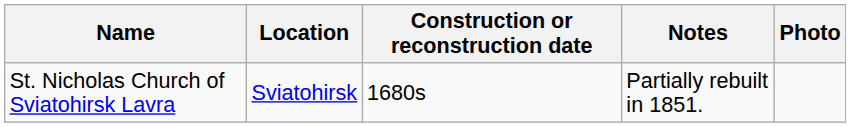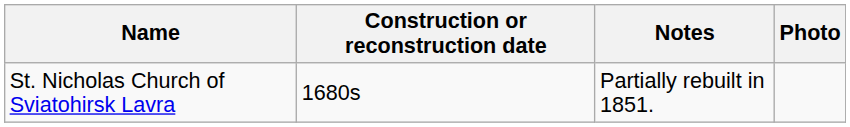- column: (304, 33)
